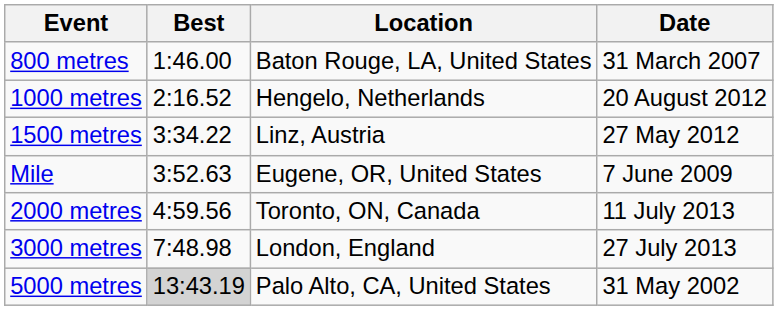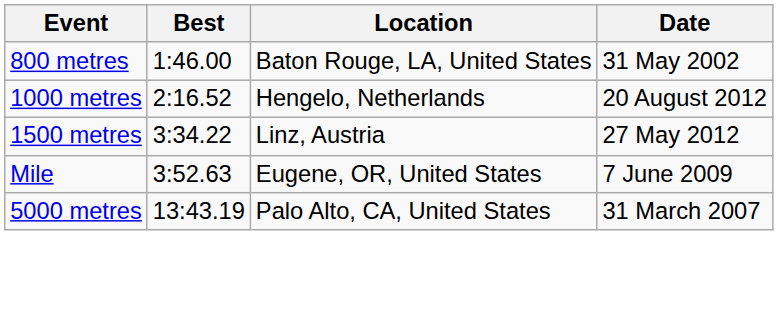(681, 60) 31 March 2007 -> (671, 60) 31 May 2002
- row: (76, 211)
- row: (76, 248)
(199, 286) lightgrey background -> (199, 211) no background
(671, 286) 31 May 2002 -> (681, 211) 31 March 2007
